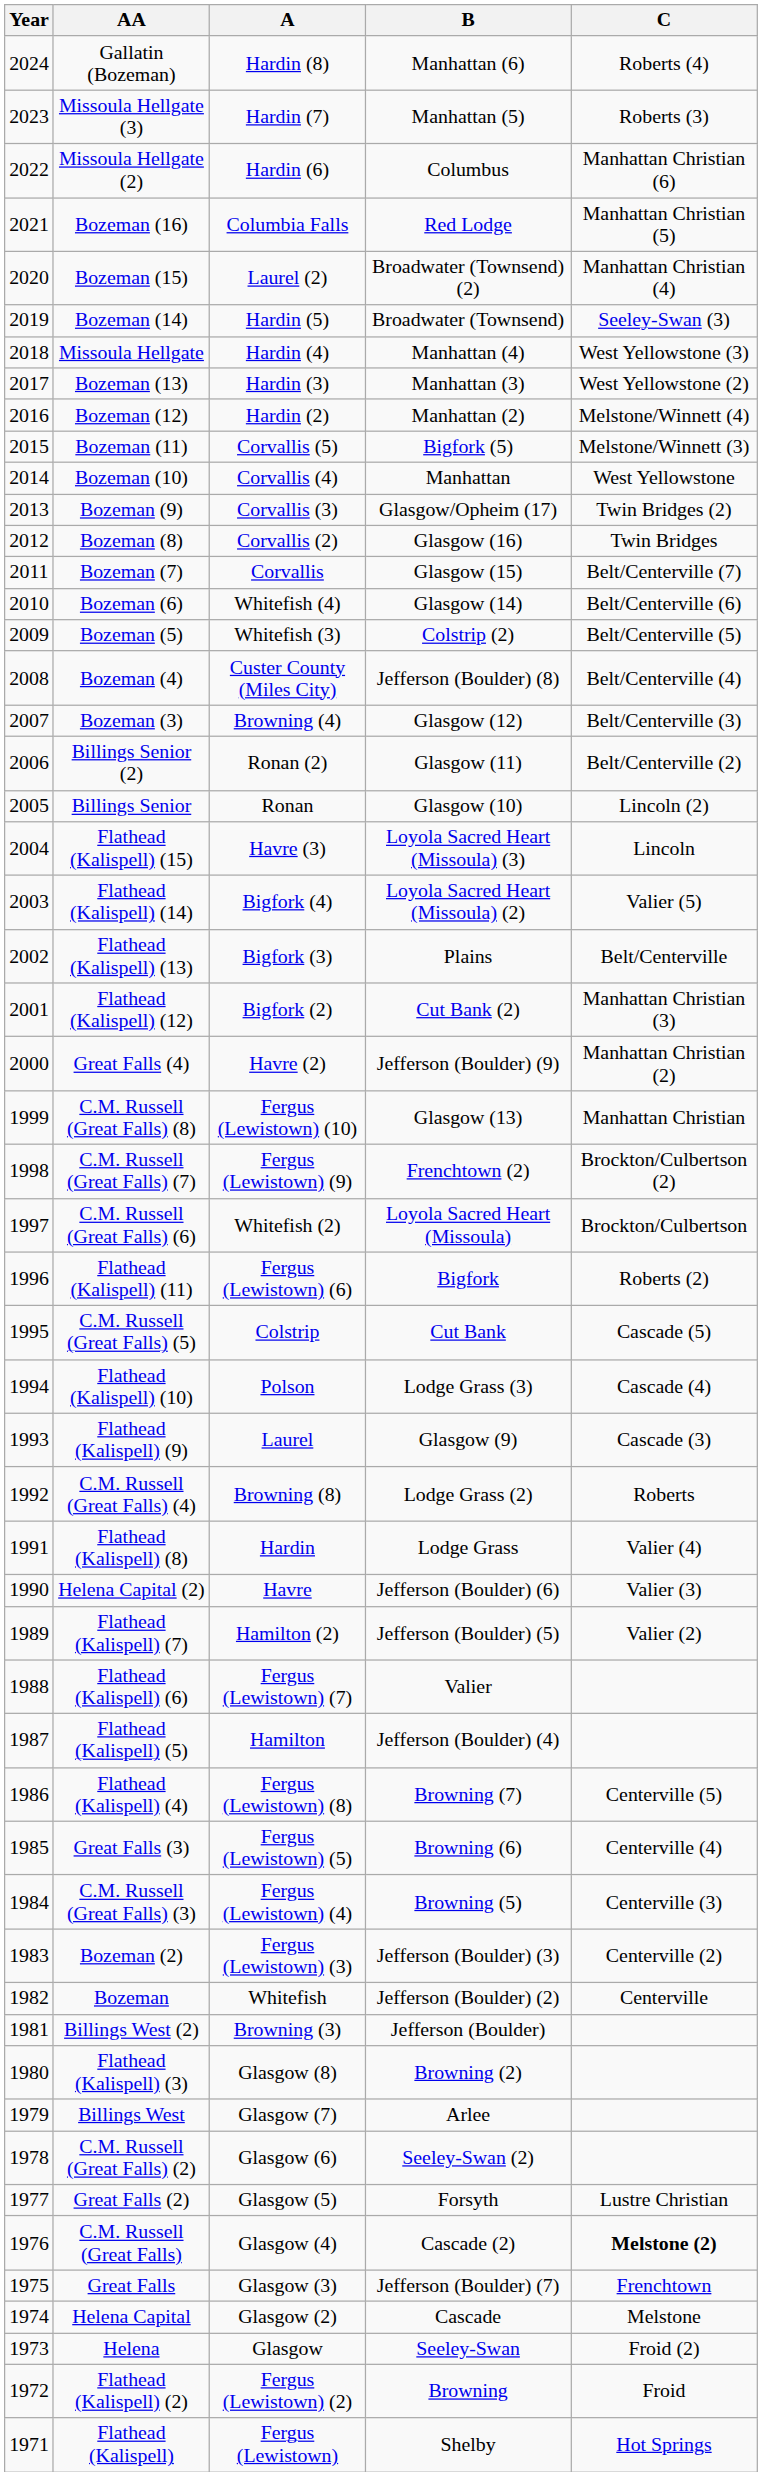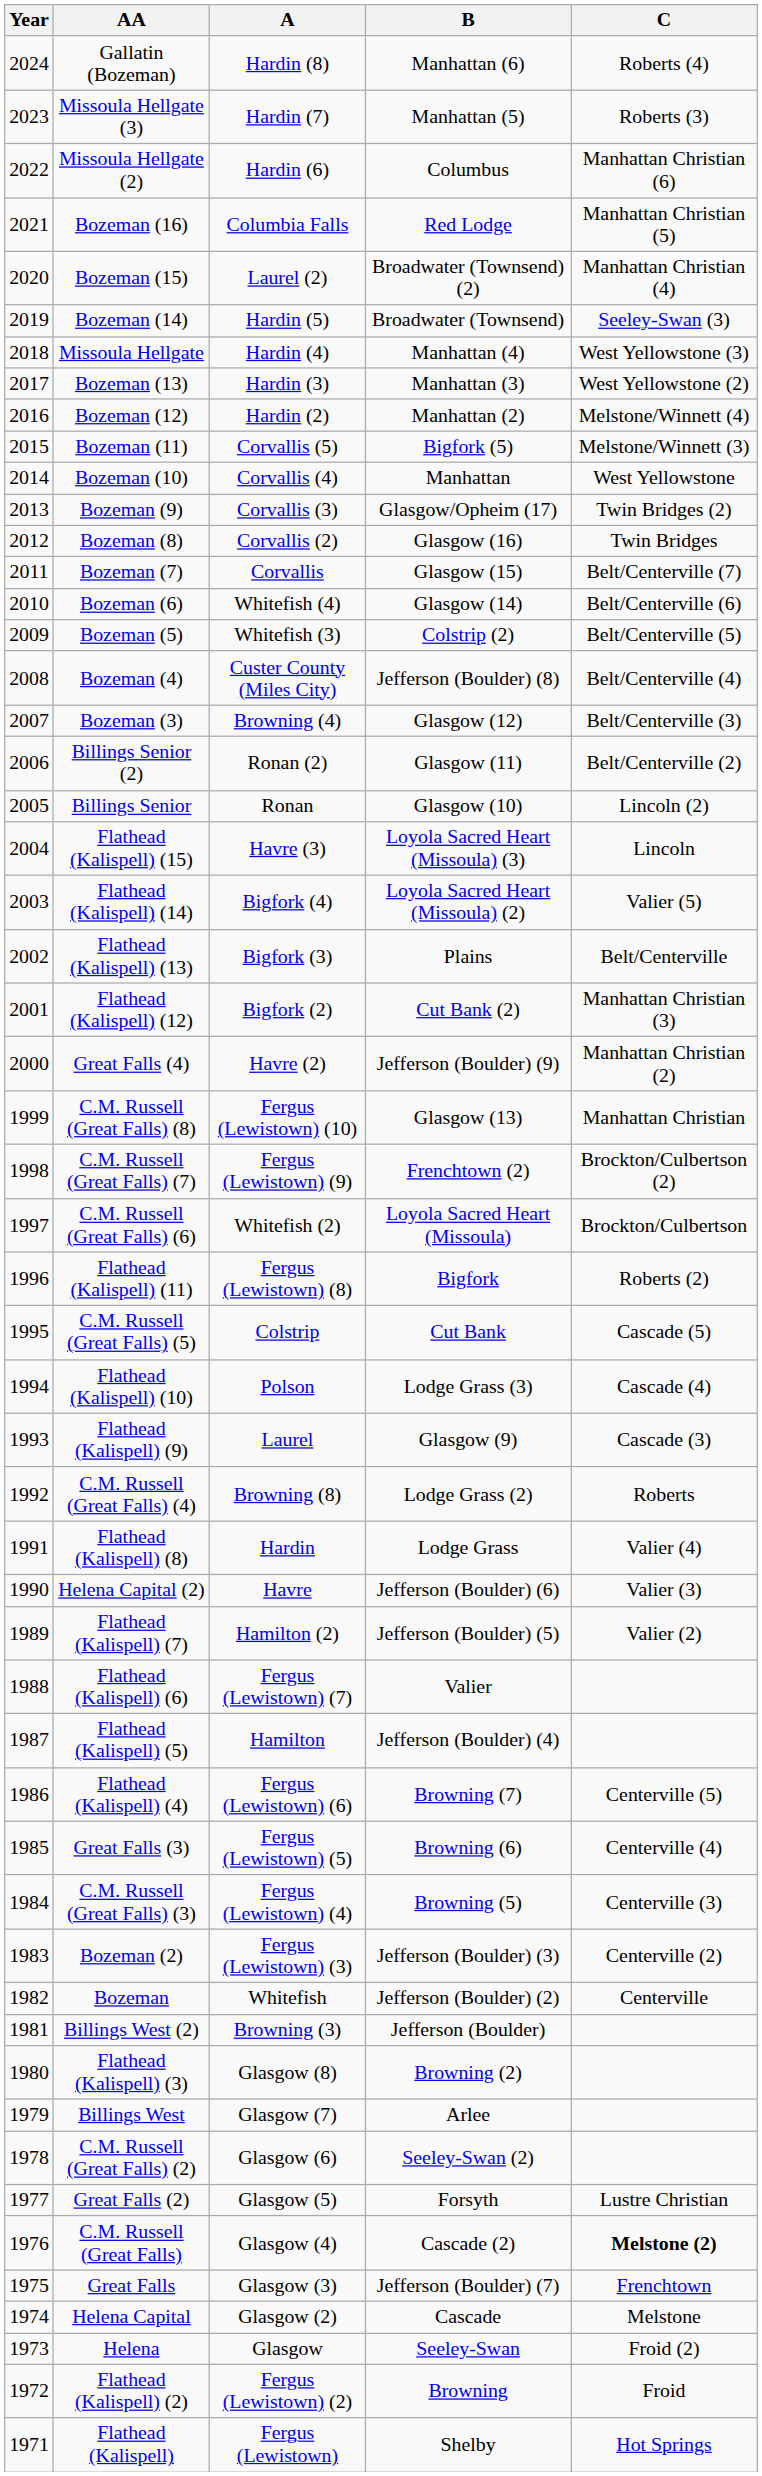(287, 1278) Fergus (Lewistown) (6) -> (287, 1278) Fergus (Lewistown) (8)
(287, 1794) Fergus (Lewistown) (8) -> (287, 1794) Fergus (Lewistown) (6)
